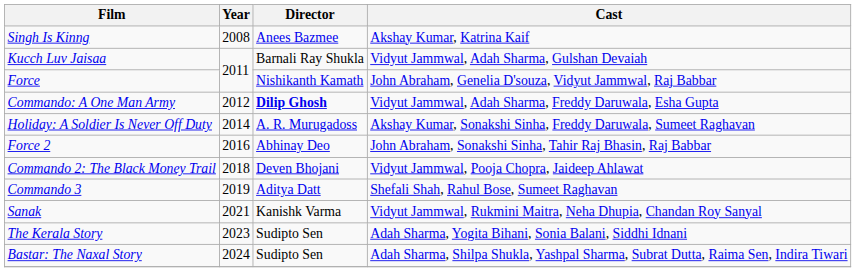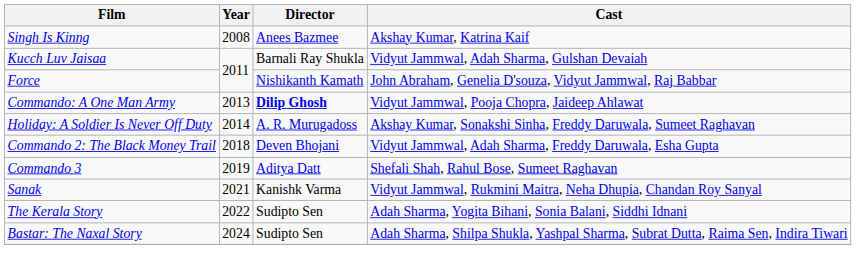(236, 102) 2012 -> (236, 102) 2013
(544, 102) Vidyut Jammwal, Adah Sharma, Freddy Daruwala, Esha Gupta -> (507, 102) Vidyut Jammwal, Pooja Chopra, Jaideep Ahlawat
- row: (29, 146)
(507, 168) Vidyut Jammwal, Pooja Chopra, Jaideep Ahlawat -> (544, 146) Vidyut Jammwal, Adah Sharma, Freddy Daruwala, Esha Gupta
(236, 233) 2023 -> (236, 211) 2022
